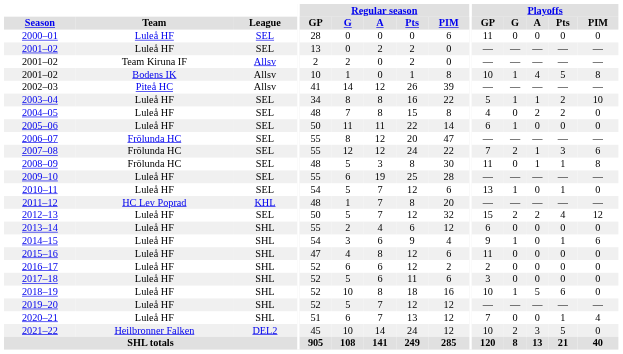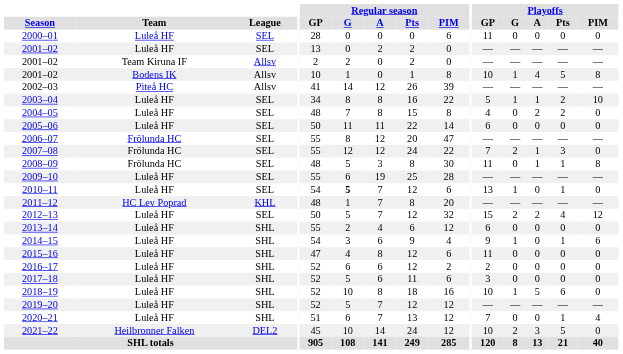(515, 125) 1 -> (515, 125) 0
(598, 151) 6 -> (598, 151) 0
(348, 189) normal -> (348, 189) bold
